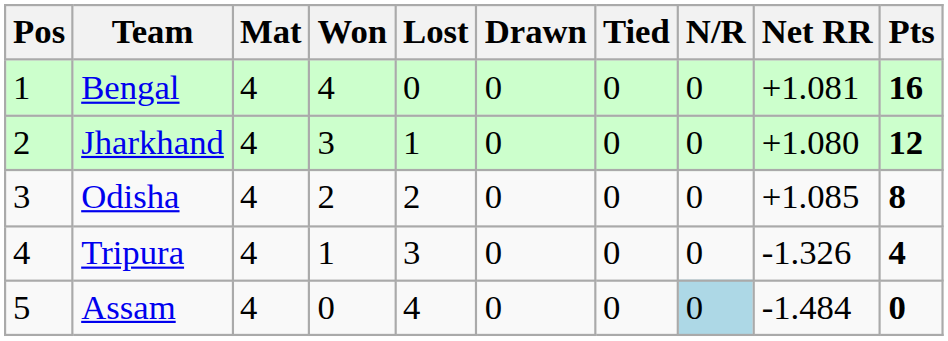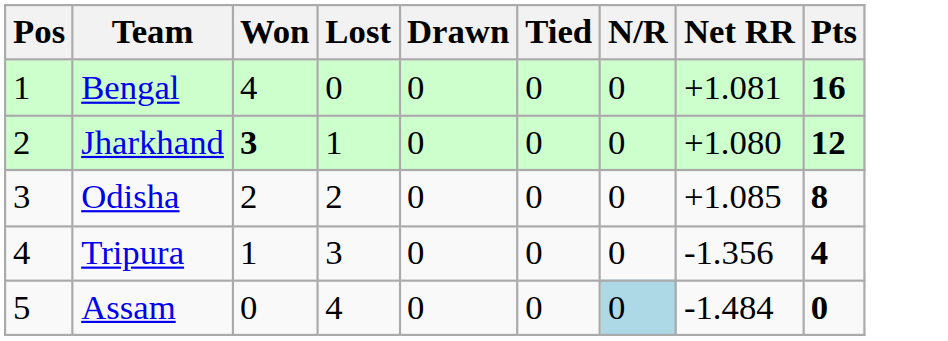- column: (271, 32)
(326, 142) normal -> (249, 142) bold
(806, 252) -1.326 -> (729, 252) -1.356
